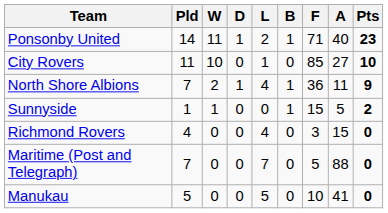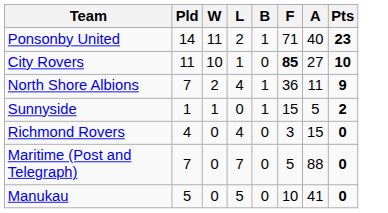- column: (240, 16)
(315, 62) normal -> (290, 62) bold
